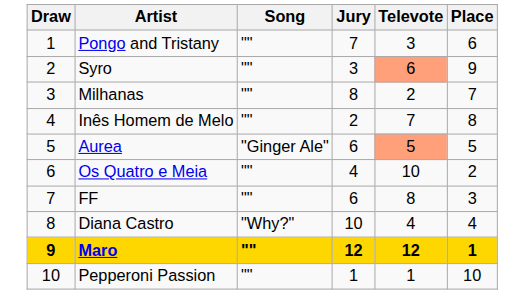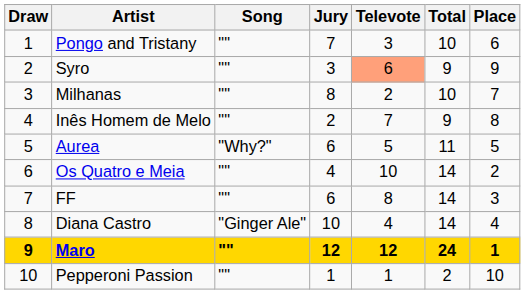+ column: (447, 17)
(285, 146) "Ginger Ale" -> (245, 146) "Why?"
(411, 146) lightsalmon background -> (388, 146) no background
(268, 224) "Why?" -> (262, 224) "Ginger Ale"
